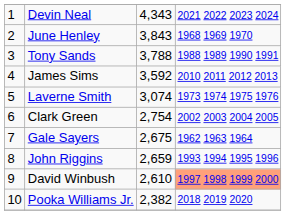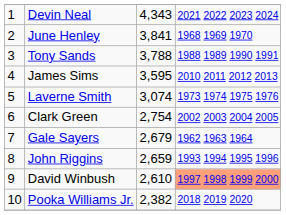(156, 35) 3,843 -> (156, 35) 3,841
(156, 76) 3,592 -> (156, 76) 3,595
(156, 138) 2,675 -> (156, 138) 2,679
